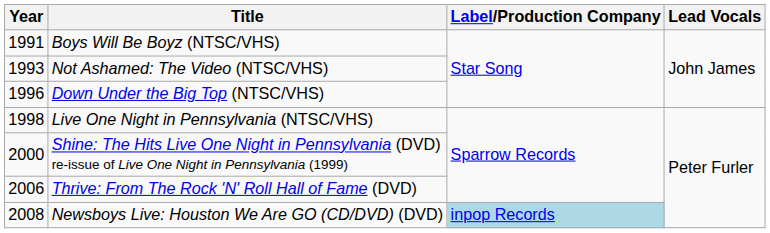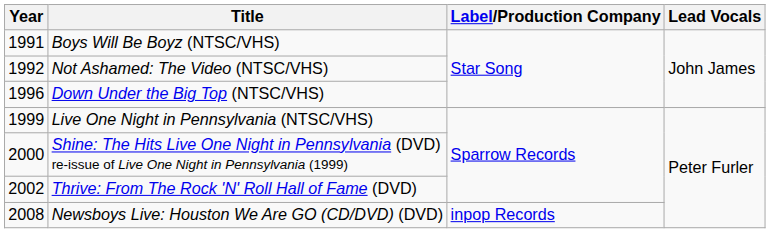(26, 68) 1993 -> (26, 68) 1992
(26, 119) 1998 -> (26, 119) 1999
(26, 189) 2006 -> (26, 189) 2002
(503, 214) lightblue background -> (503, 214) no background
